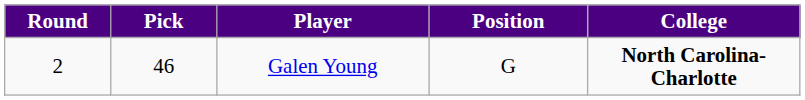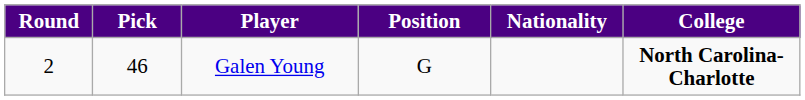+ column: (557, 21)
